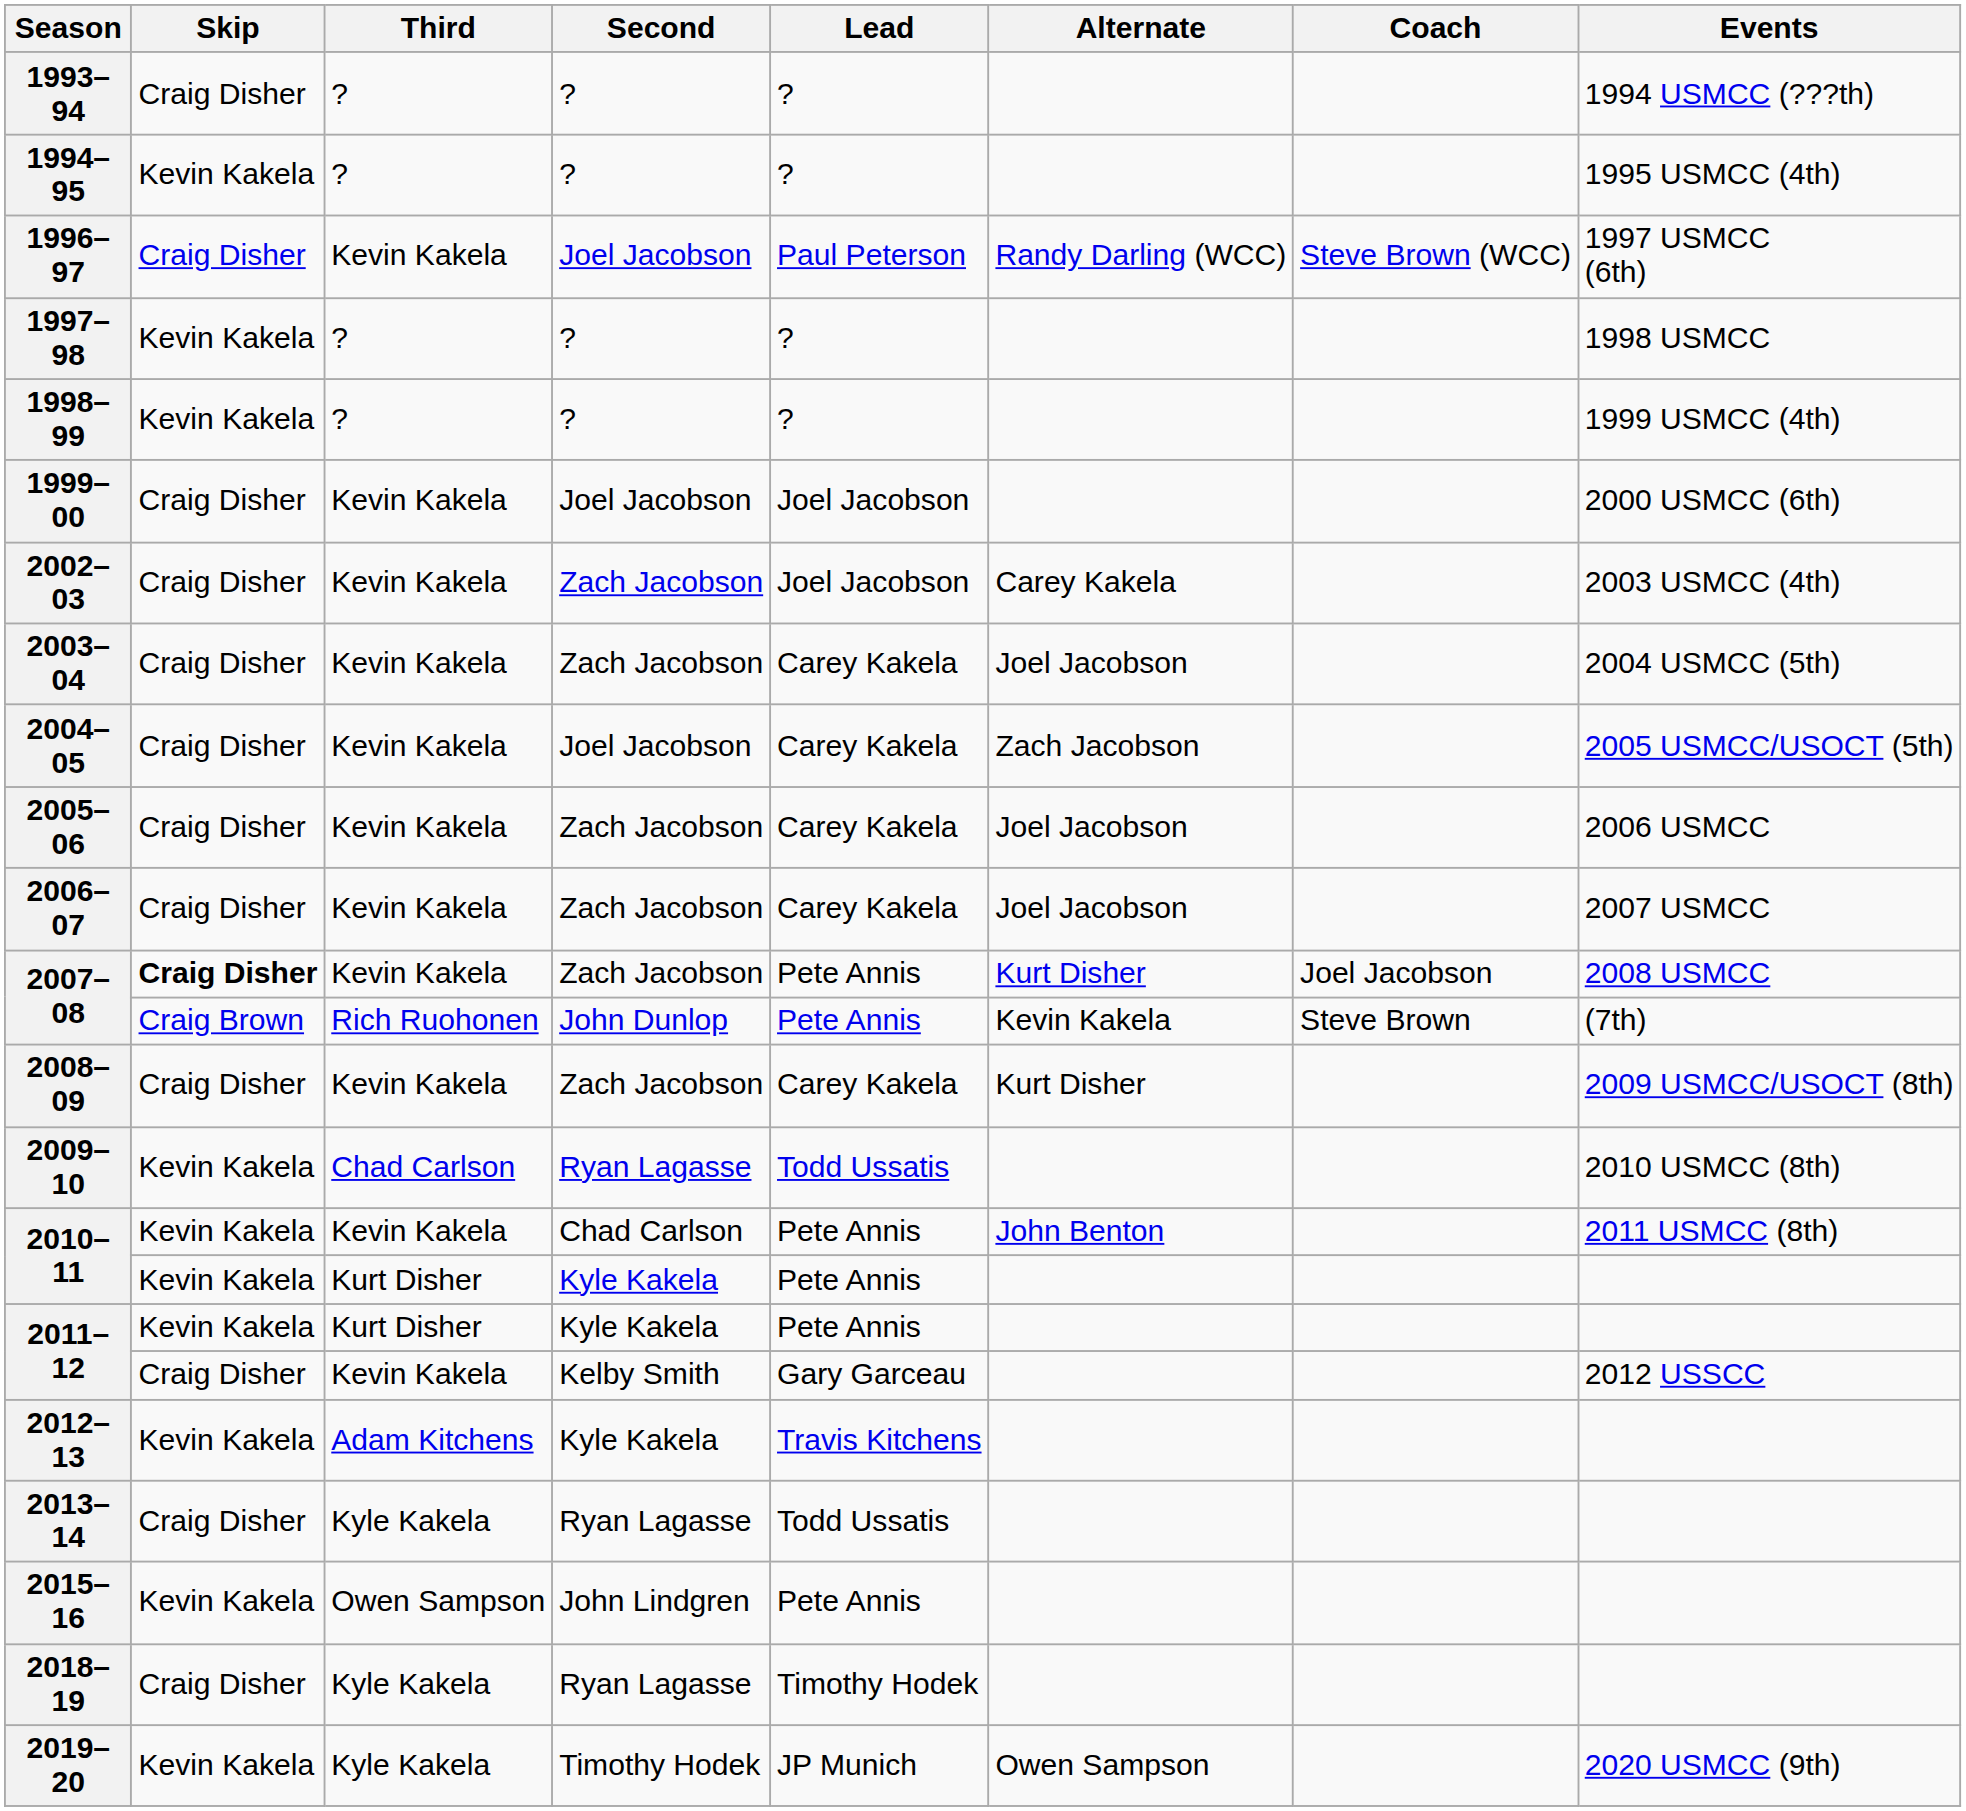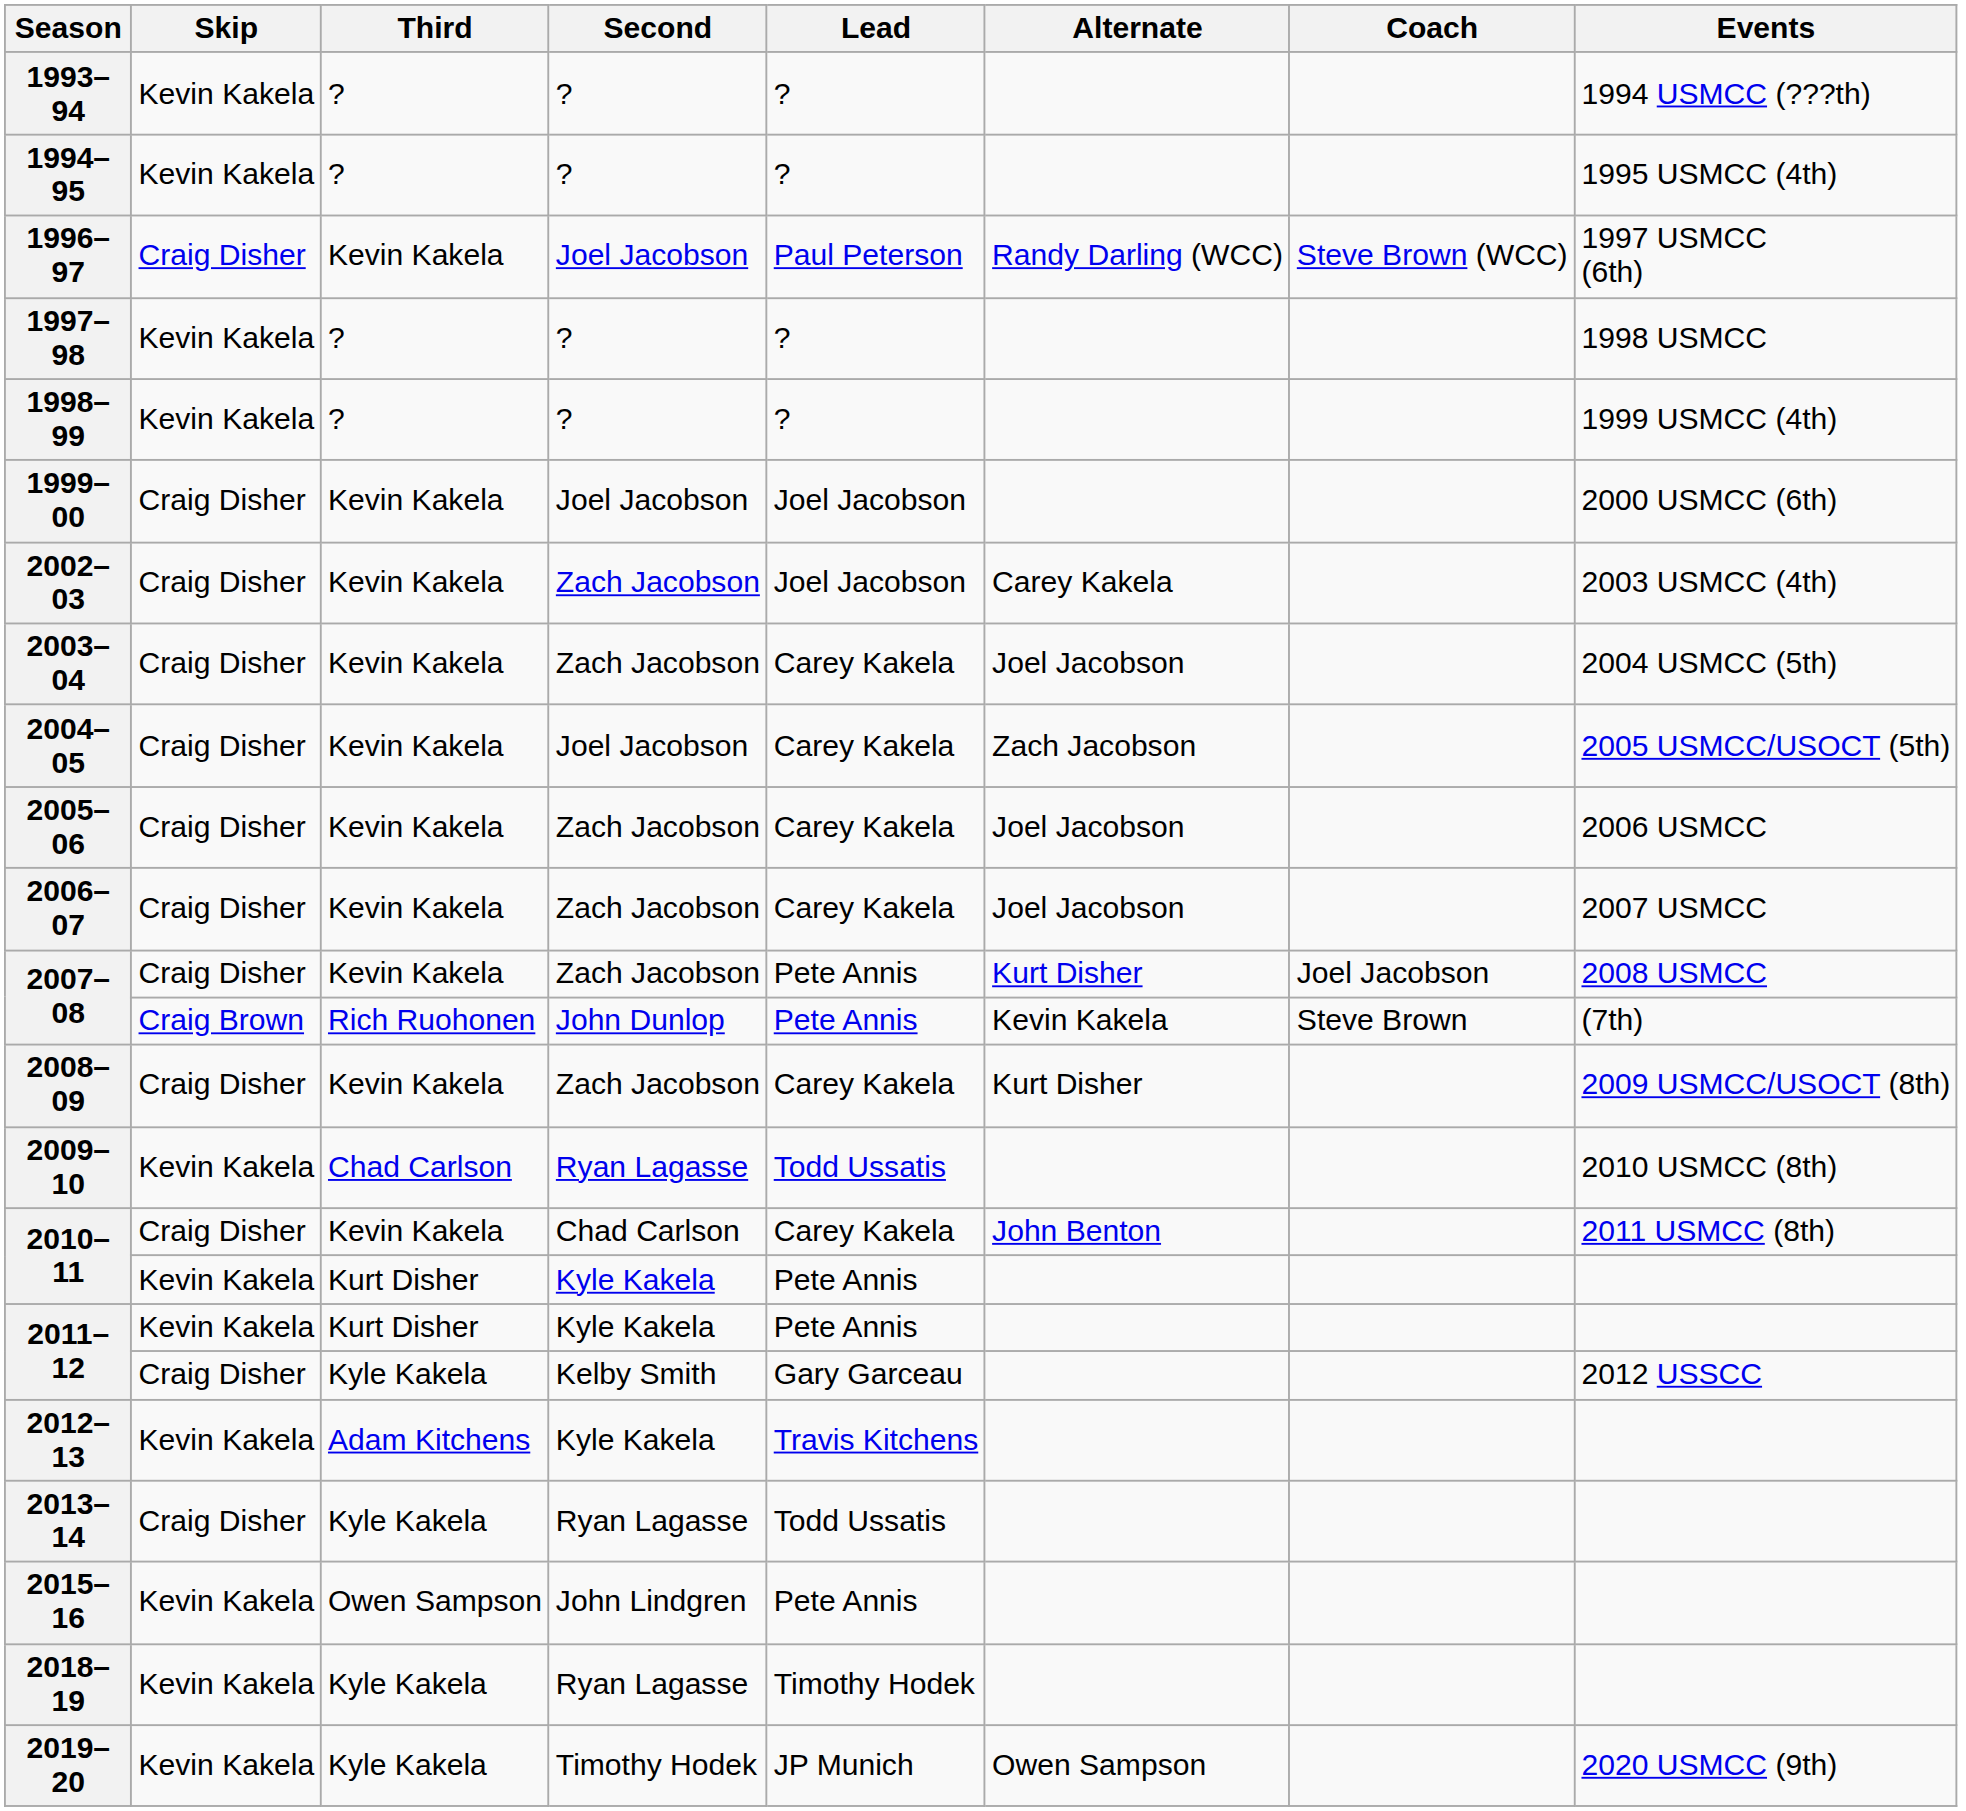(222, 92) Craig Disher -> (226, 92) Kevin Kakela
(228, 973) bold -> (222, 973) normal
(226, 1231) Kevin Kakela -> (222, 1231) Craig Disher
(849, 1231) Pete Annis -> (864, 1231) Carey Kakela
(419, 1374) Kevin Kakela -> (407, 1374) Kyle Kakela
(222, 1683) Craig Disher -> (226, 1683) Kevin Kakela
